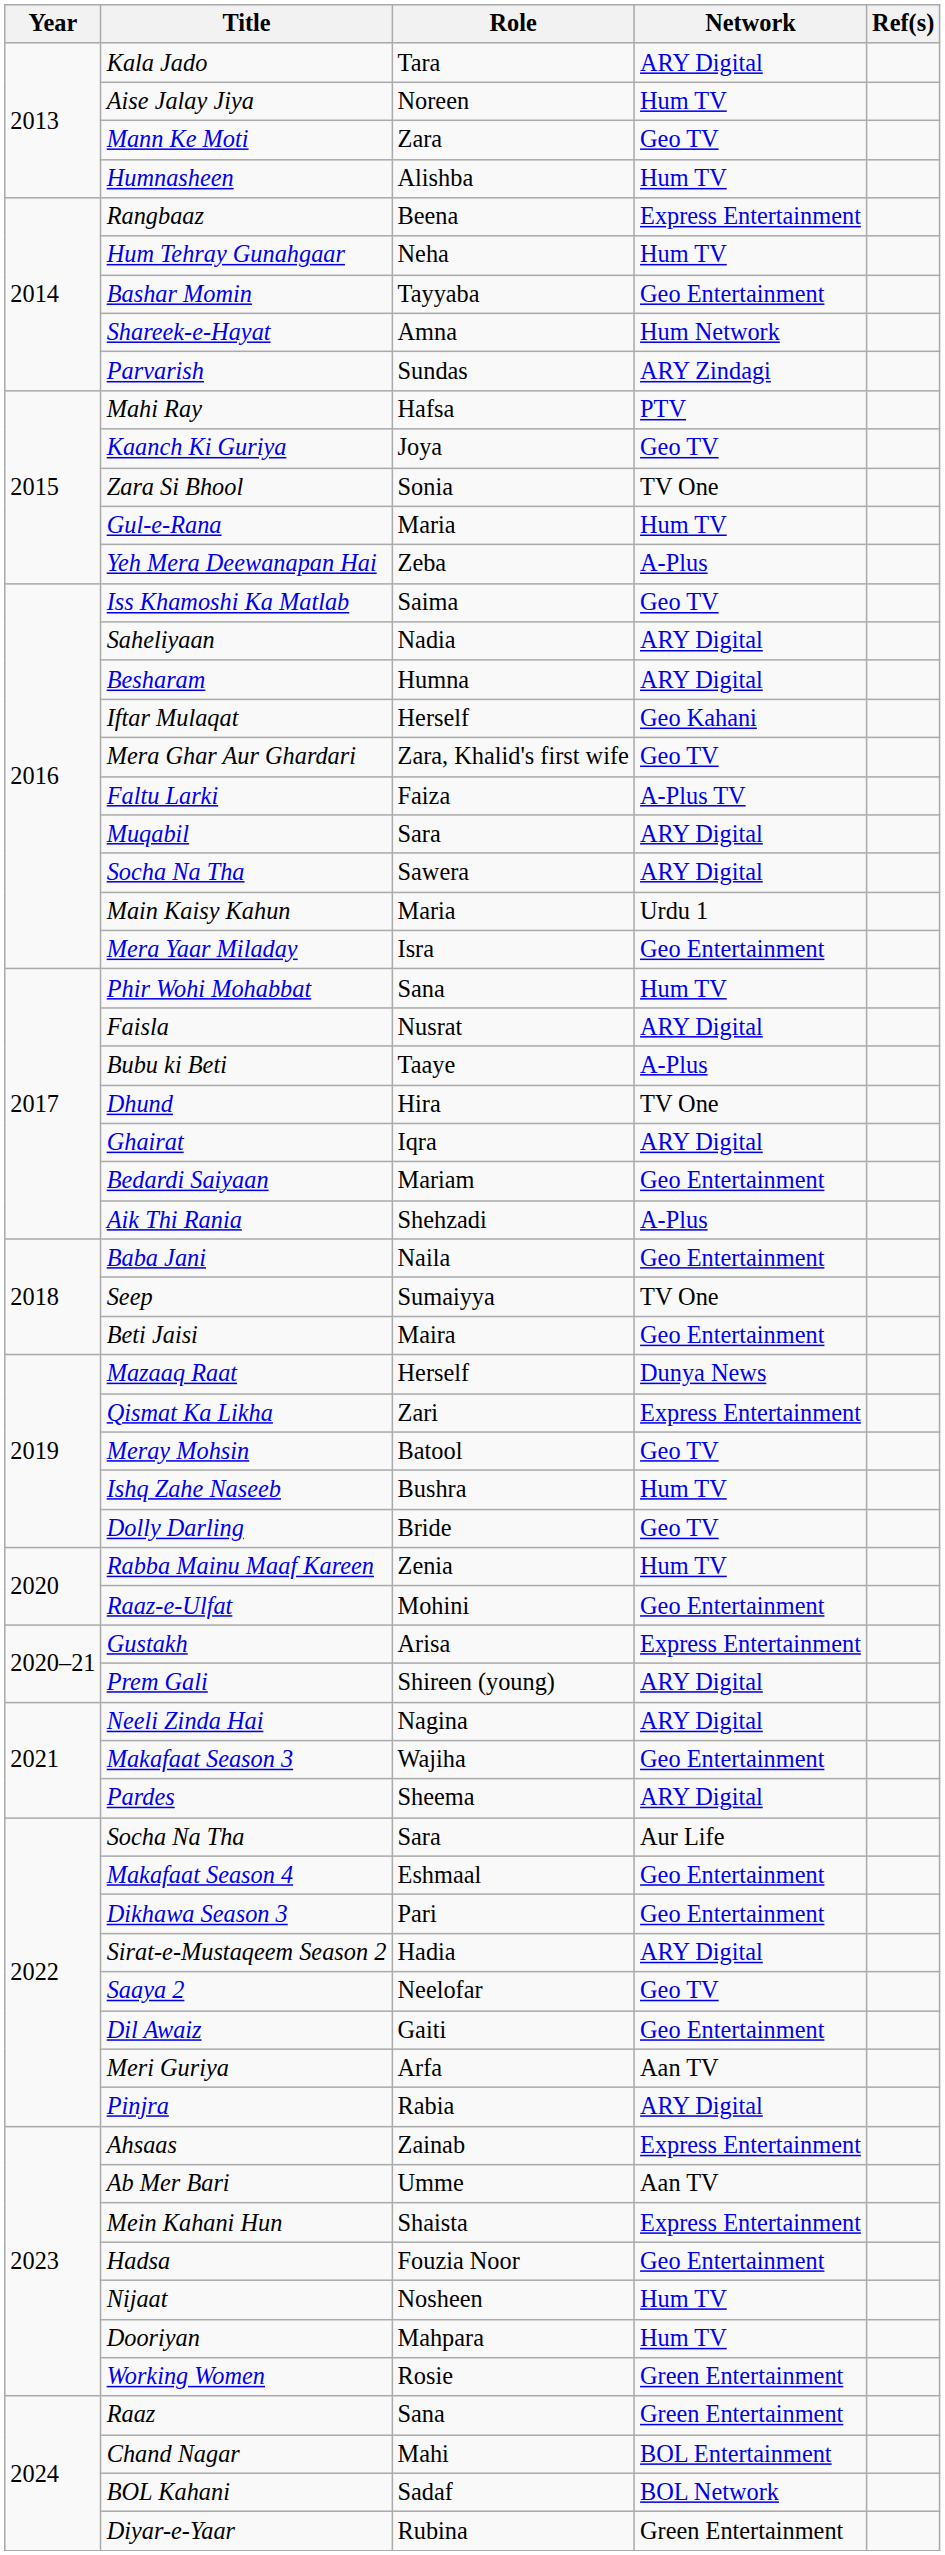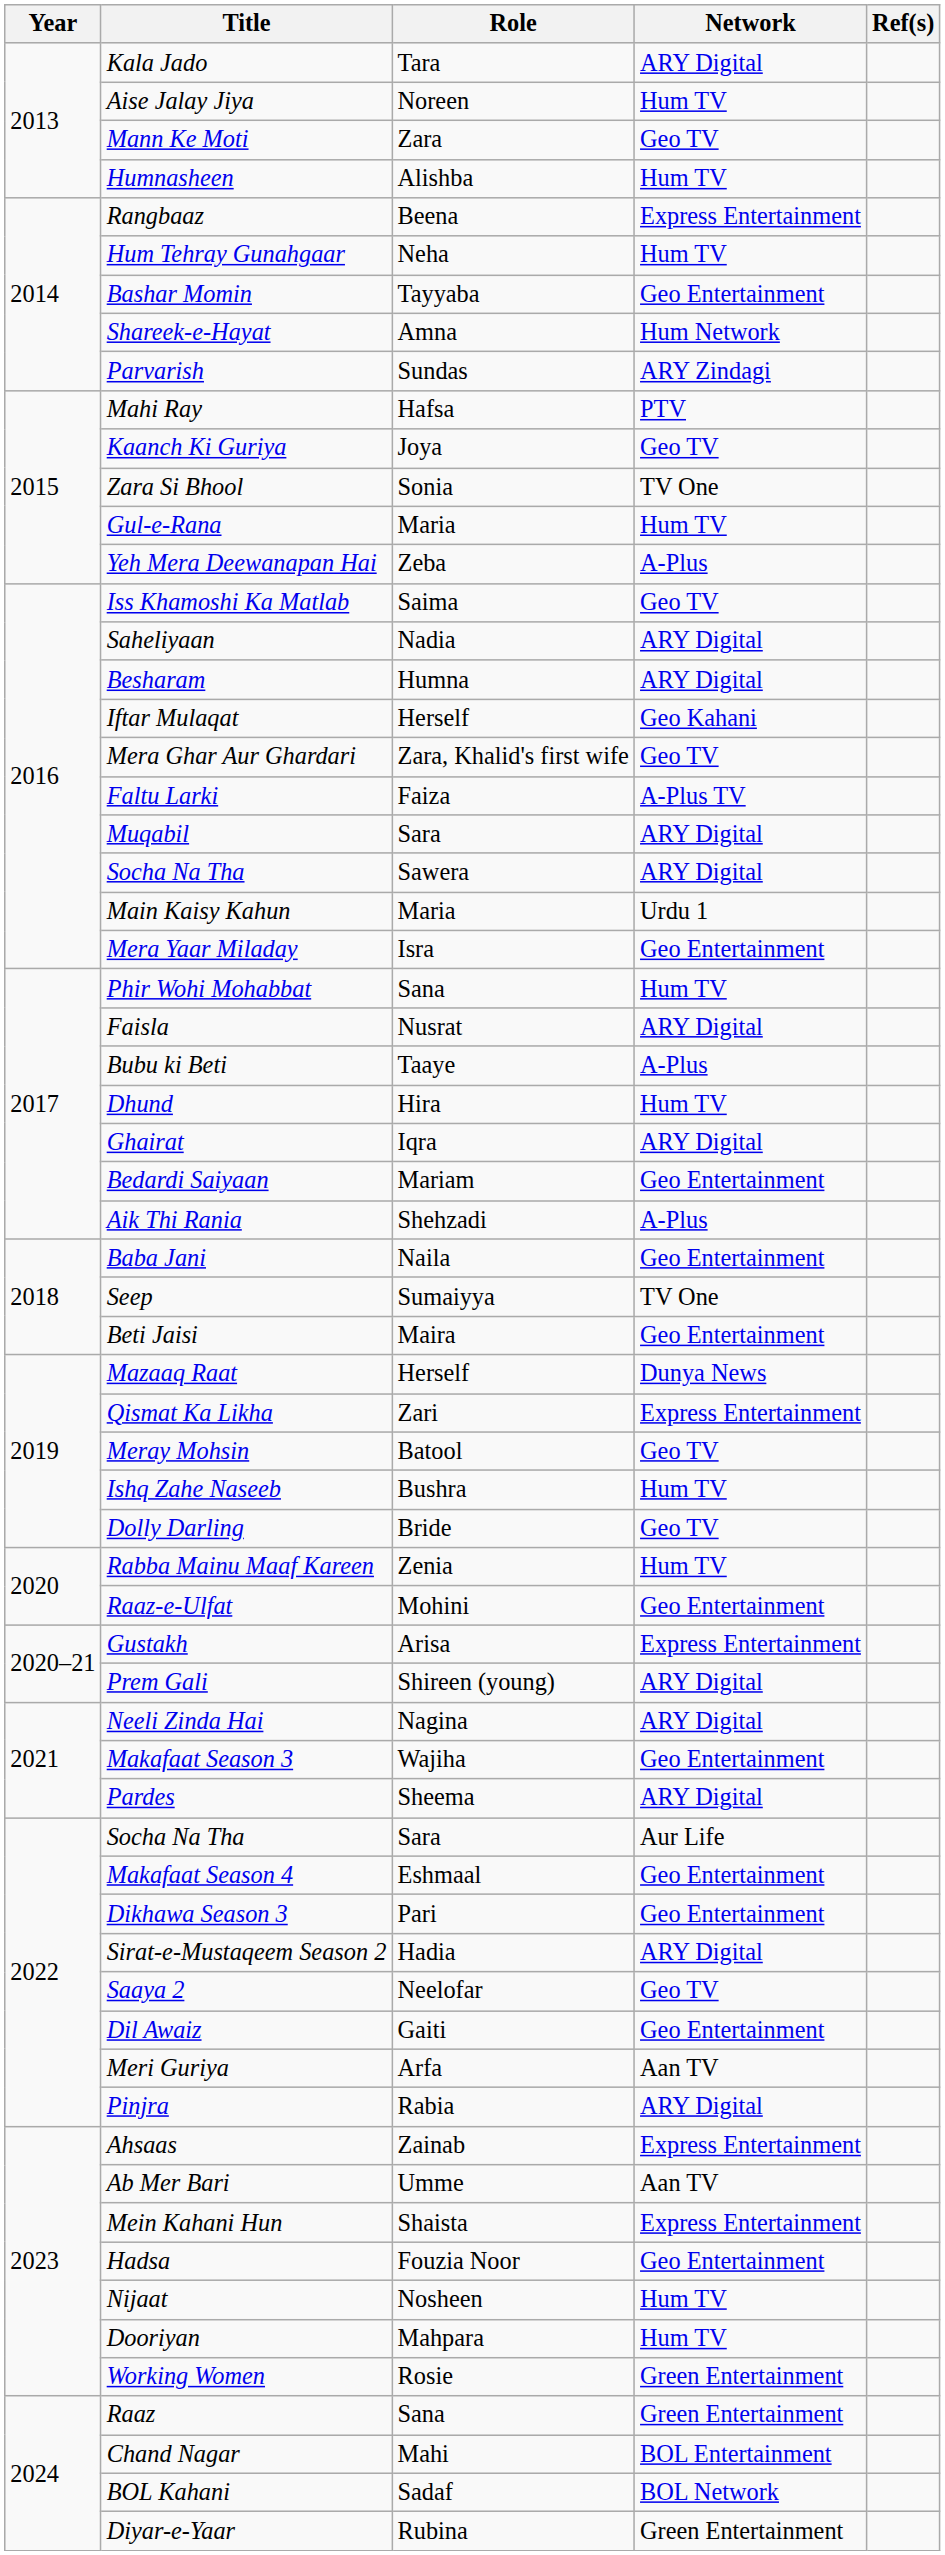(679, 1103) TV One -> (683, 1103) Hum TV
